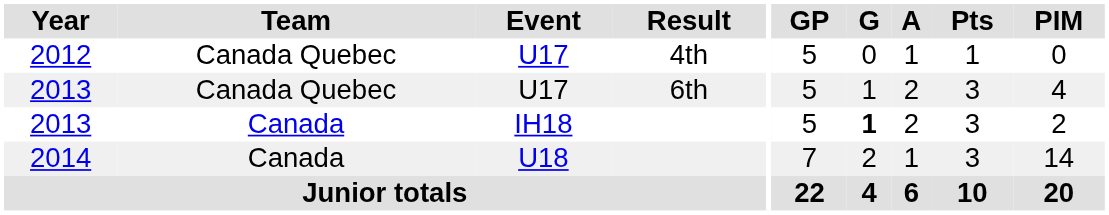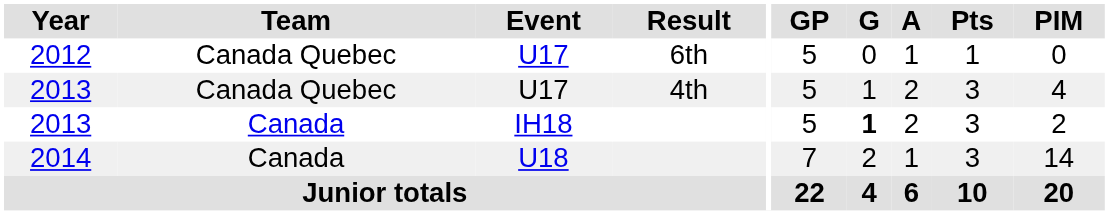(689, 55) 4th -> (689, 55) 6th
(689, 89) 6th -> (689, 89) 4th
